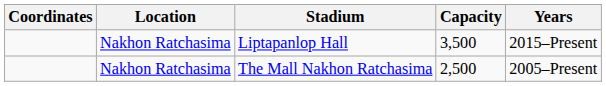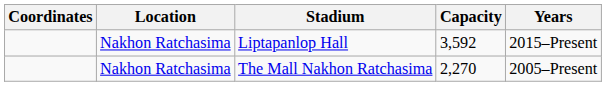(458, 42) 3,500 -> (458, 42) 3,592
(458, 68) 2,500 -> (458, 68) 2,270
